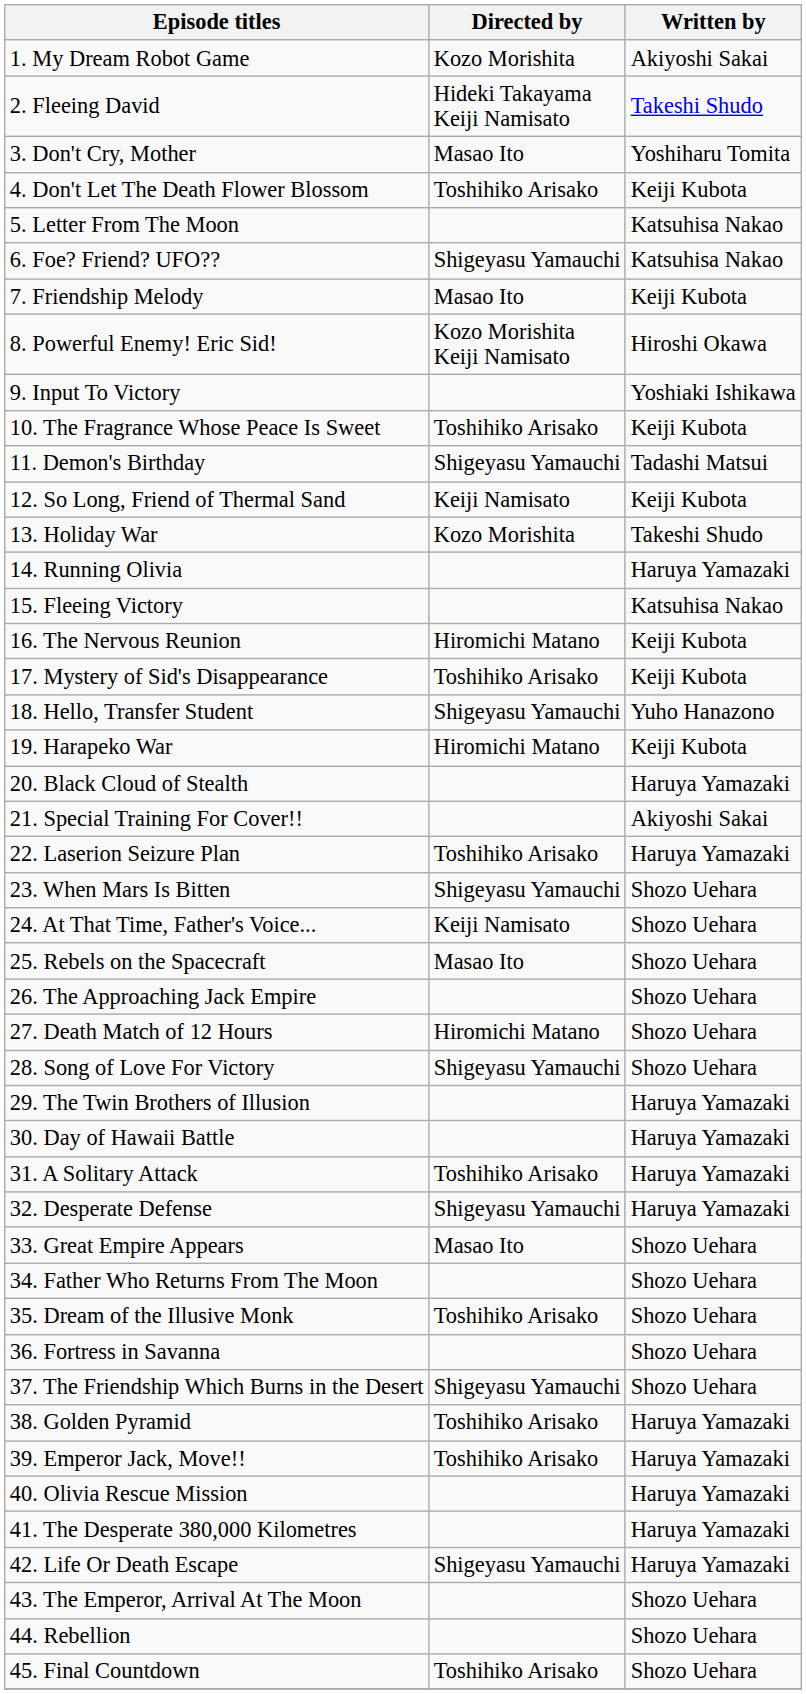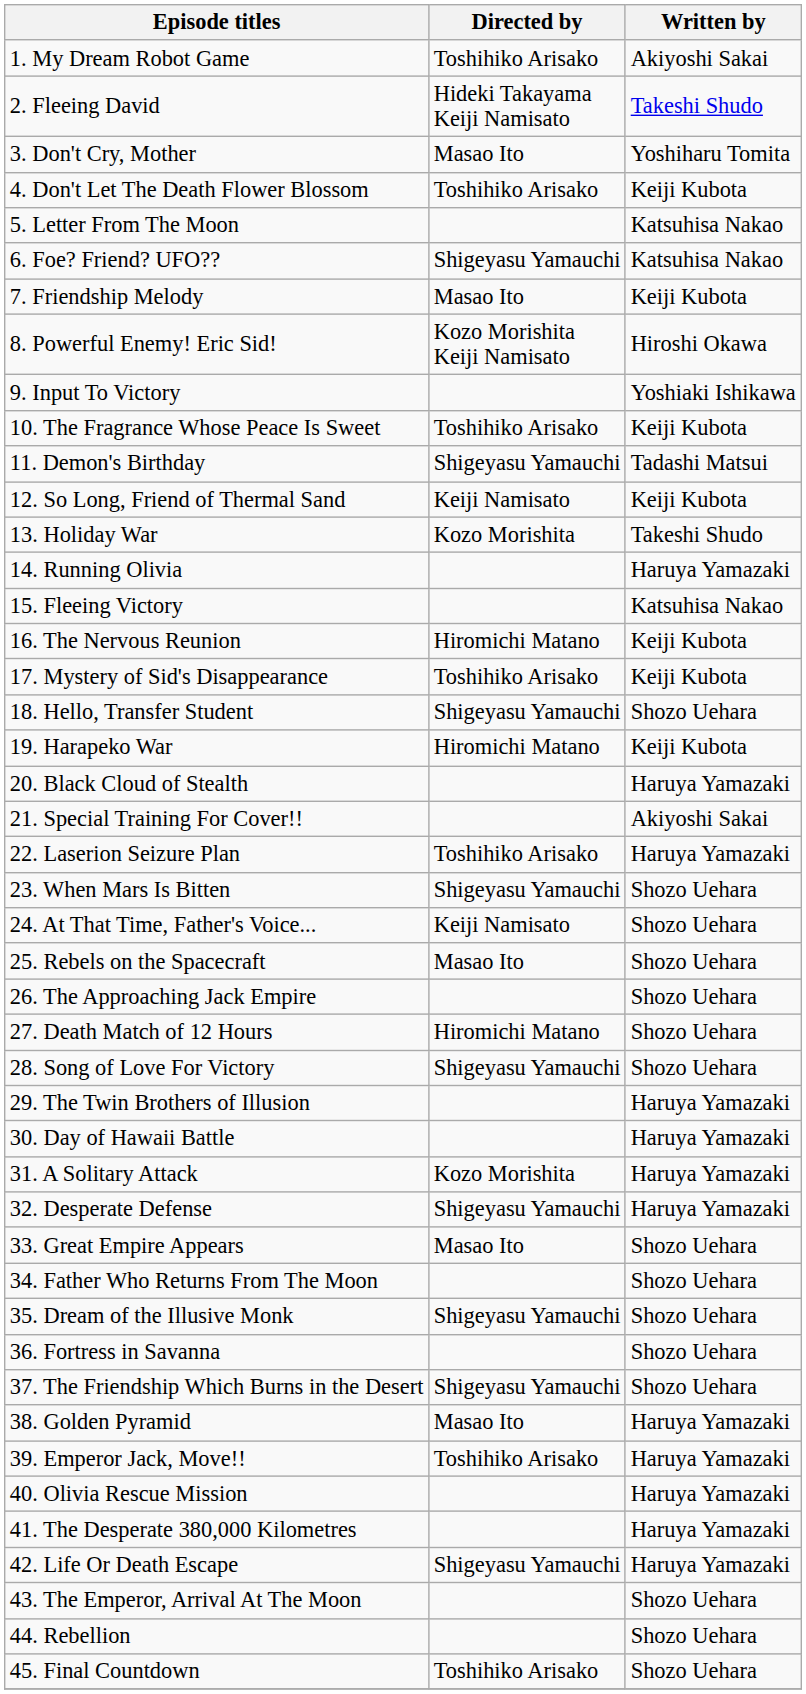(504, 57) Kozo Morishita -> (516, 57) Toshihiko Arisako
(703, 712) Yuho Hanazono -> (694, 712) Shozo Uehara
(516, 1173) Toshihiko Arisako -> (504, 1173) Kozo Morishita
(516, 1316) Toshihiko Arisako -> (527, 1316) Shigeyasu Yamauchi
(516, 1422) Toshihiko Arisako -> (479, 1422) Masao Ito
